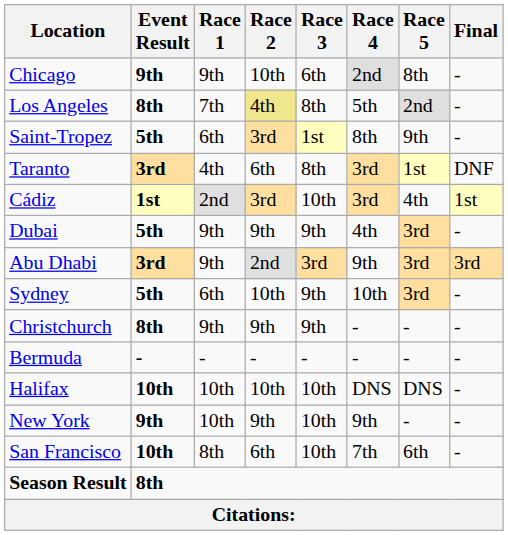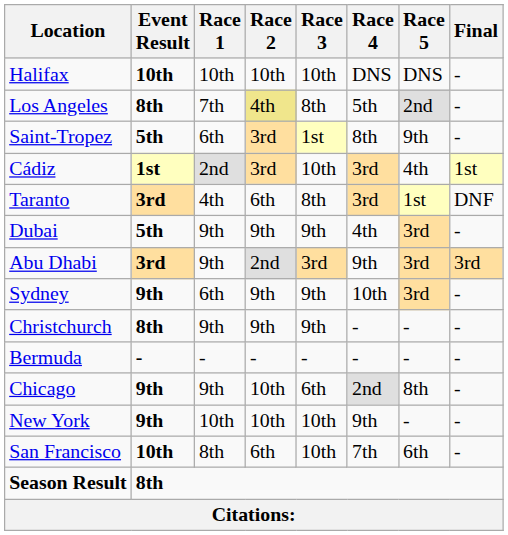rows swapped: (42, 74) <-> (39, 388)
rows swapped: (39, 168) <-> (32, 199)
(150, 294) 5th -> (150, 294) 9th
(268, 294) 10th -> (263, 294) 9th
(263, 420) 9th -> (268, 420) 10th
